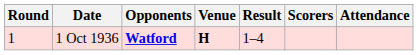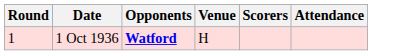- column: (262, 15)
(204, 38) bold -> (203, 38) normal
